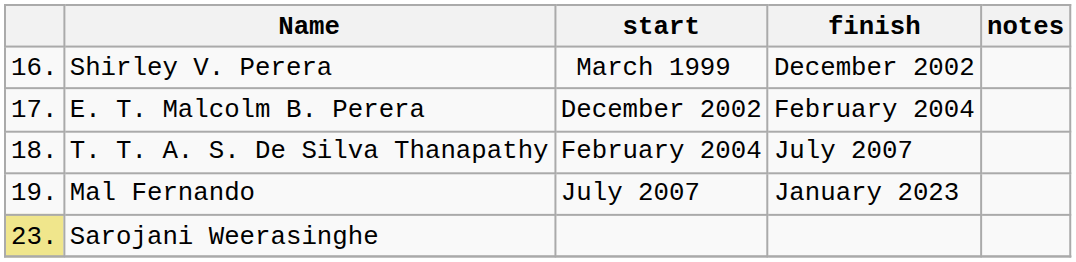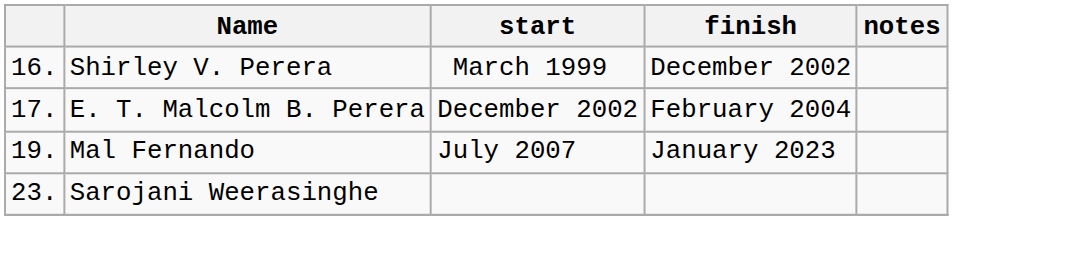- row: (309, 152)
(34, 236) khaki background -> (34, 194) no background
